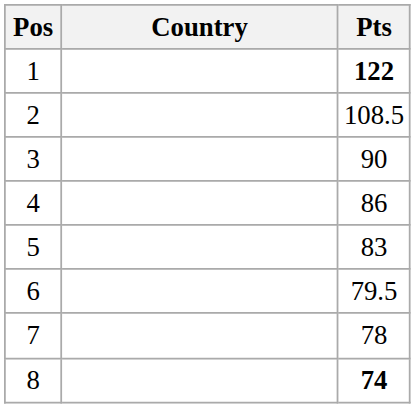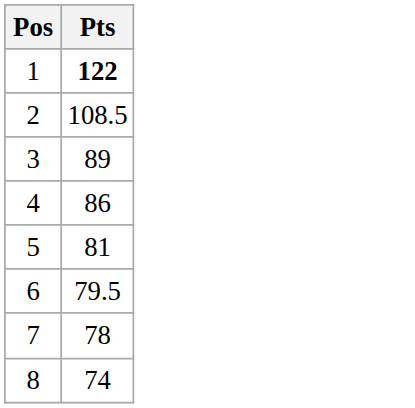- column: (200, 26)
(374, 159) 90 -> (98, 159) 89
(374, 247) 83 -> (98, 247) 81
(374, 379) bold -> (98, 379) normal
